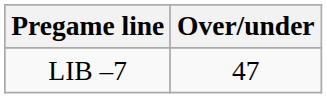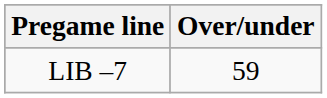(246, 69) 47 -> (246, 69) 59
